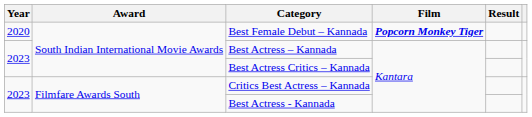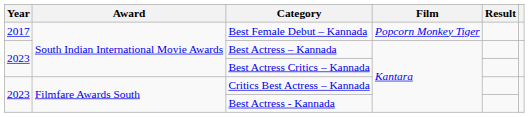(18, 31) 2020 -> (18, 31) 2017
(429, 31) bold -> (427, 31) normal
